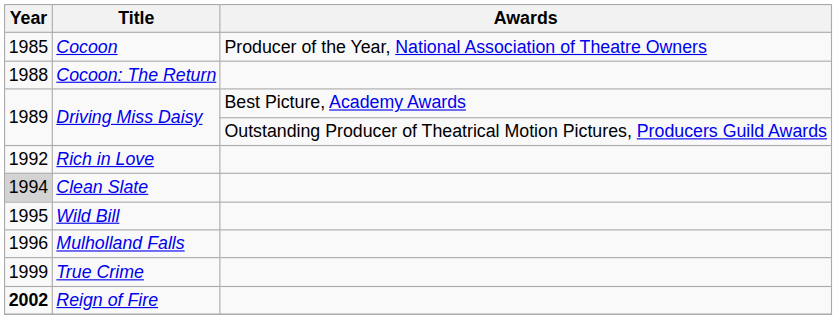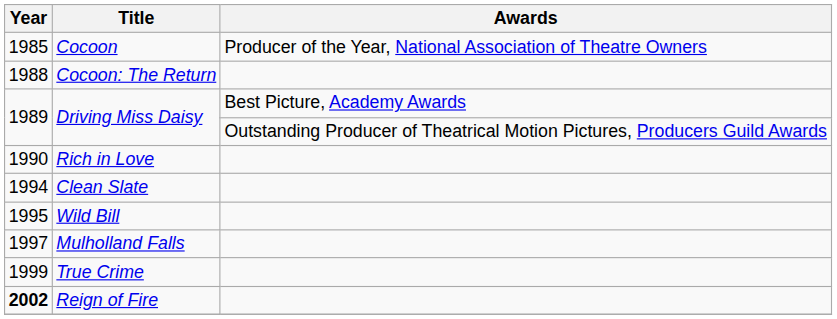(28, 159) 1992 -> (28, 159) 1990
(28, 187) lightgrey background -> (28, 187) no background
(28, 243) 1996 -> (28, 243) 1997
